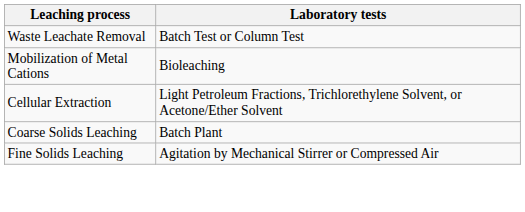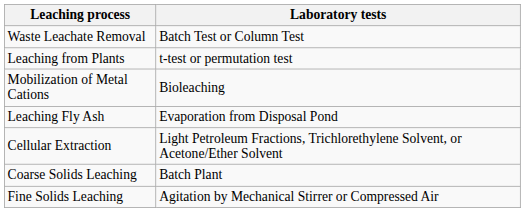+ row: (66, 58)
+ row: (56, 116)
